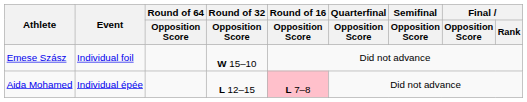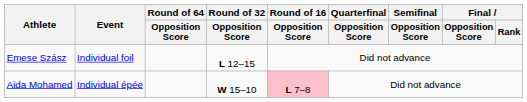(237, 64) W 15–10 -> (237, 64) L 12–15
(237, 90) L 12–15 -> (237, 90) W 15–10
